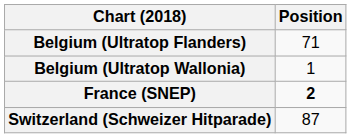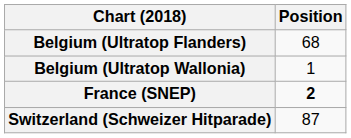(311, 42) 71 -> (311, 42) 68
